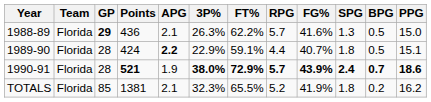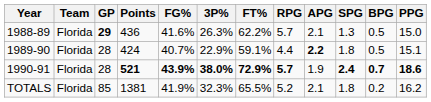columns swapped: (316, 13) <-> (174, 13)
